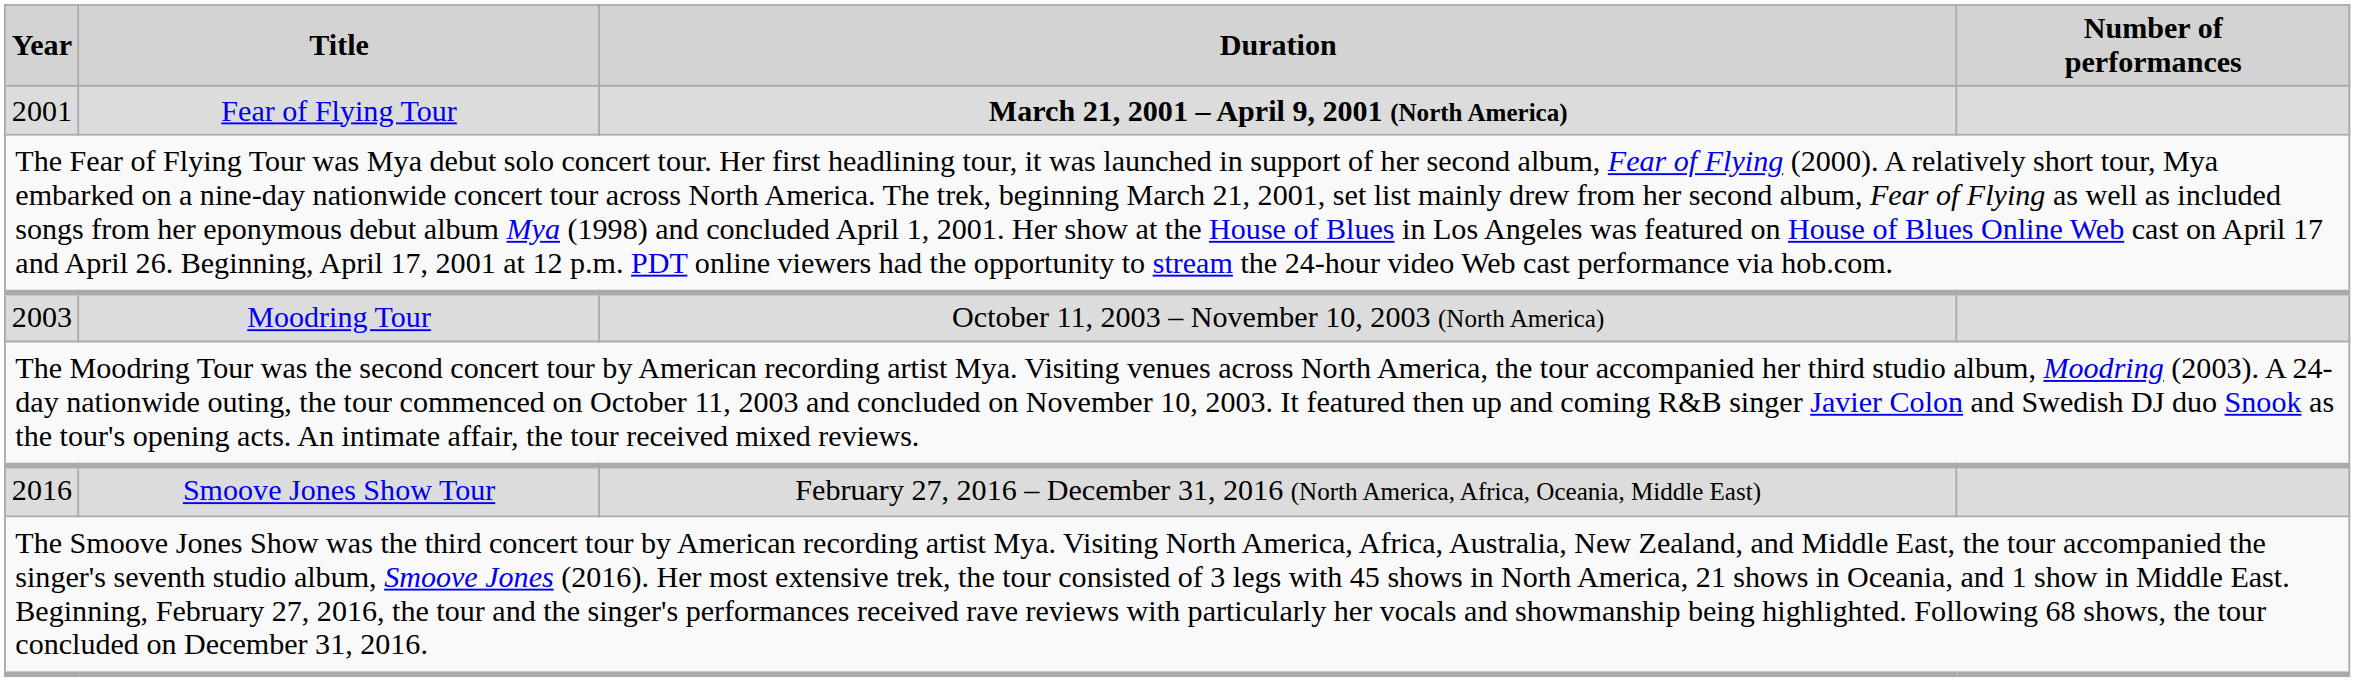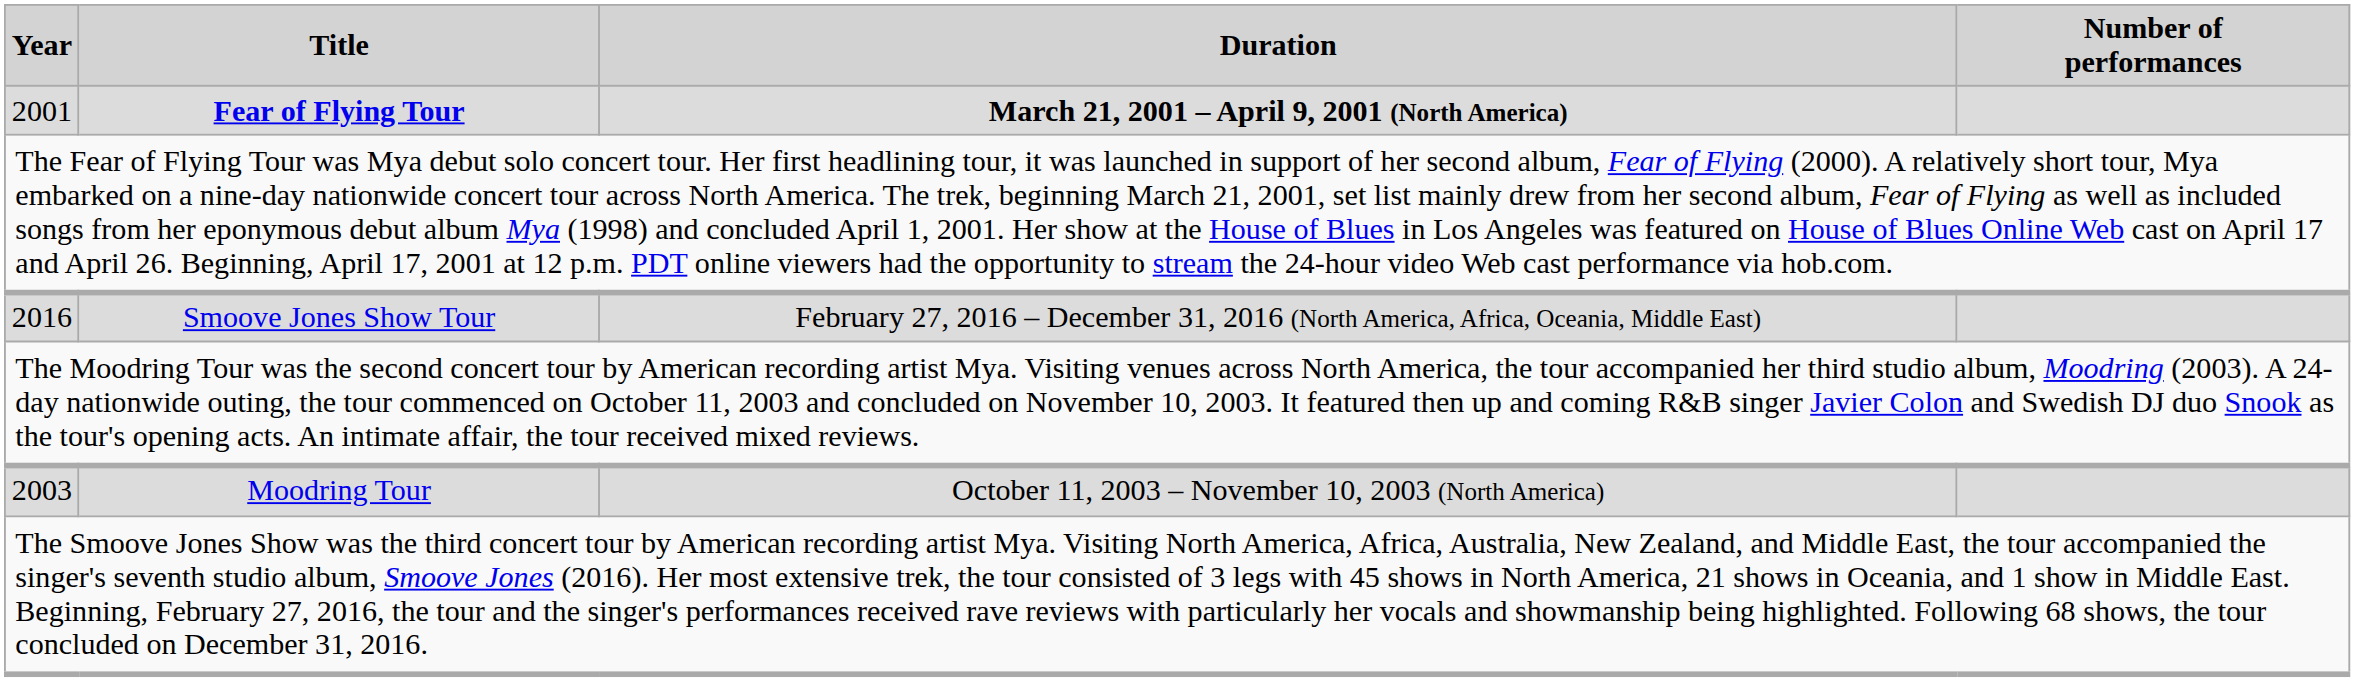(339, 109) normal -> (339, 109) bold
rows swapped: (42, 317) <-> (42, 491)
